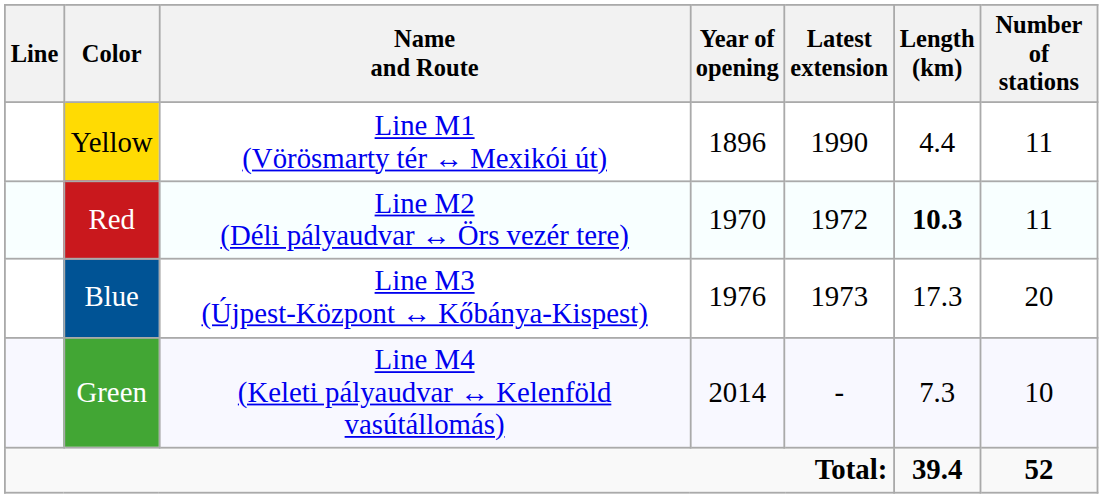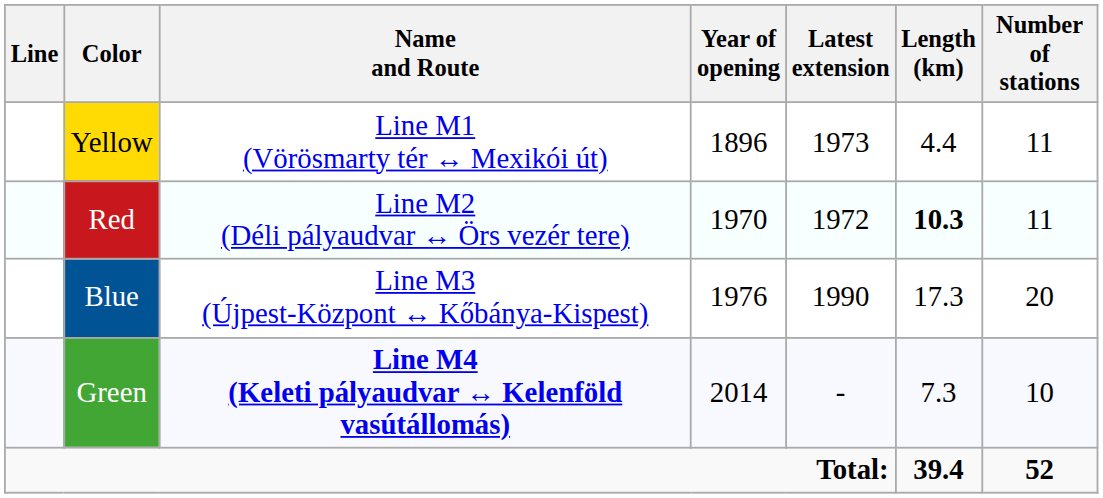(839, 141) 1990 -> (841, 141) 1973
(839, 297) 1973 -> (841, 297) 1990
(425, 391) normal -> (425, 391) bold
